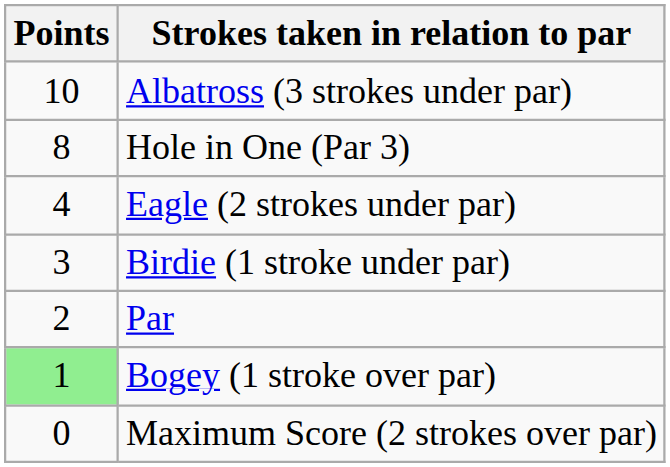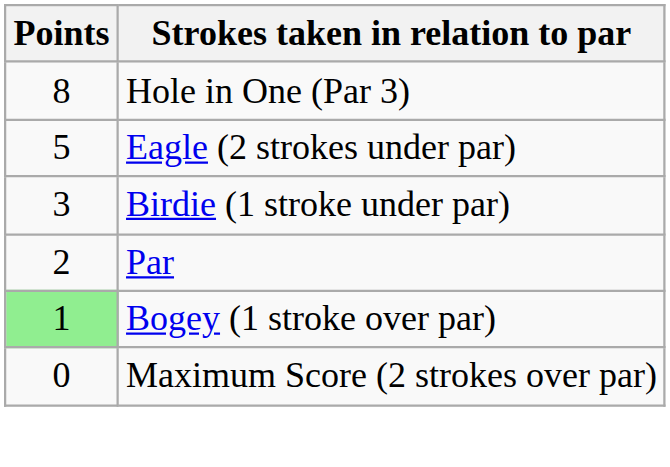- row: (349, 90)
(61, 204) 4 -> (61, 147) 5
